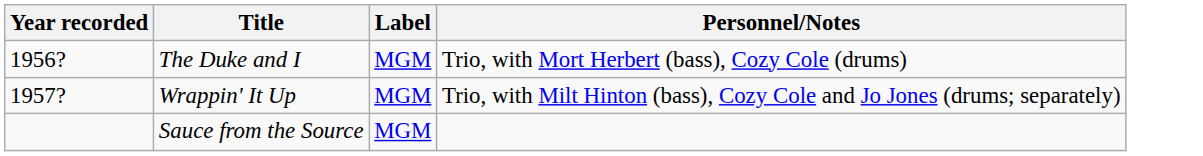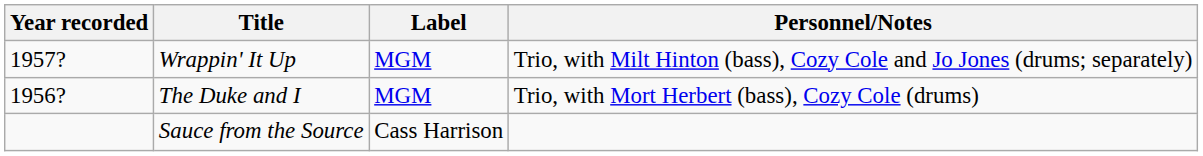rows swapped: (230, 58) <-> (227, 95)
(403, 131) MGM -> (439, 131) Cass Harrison
